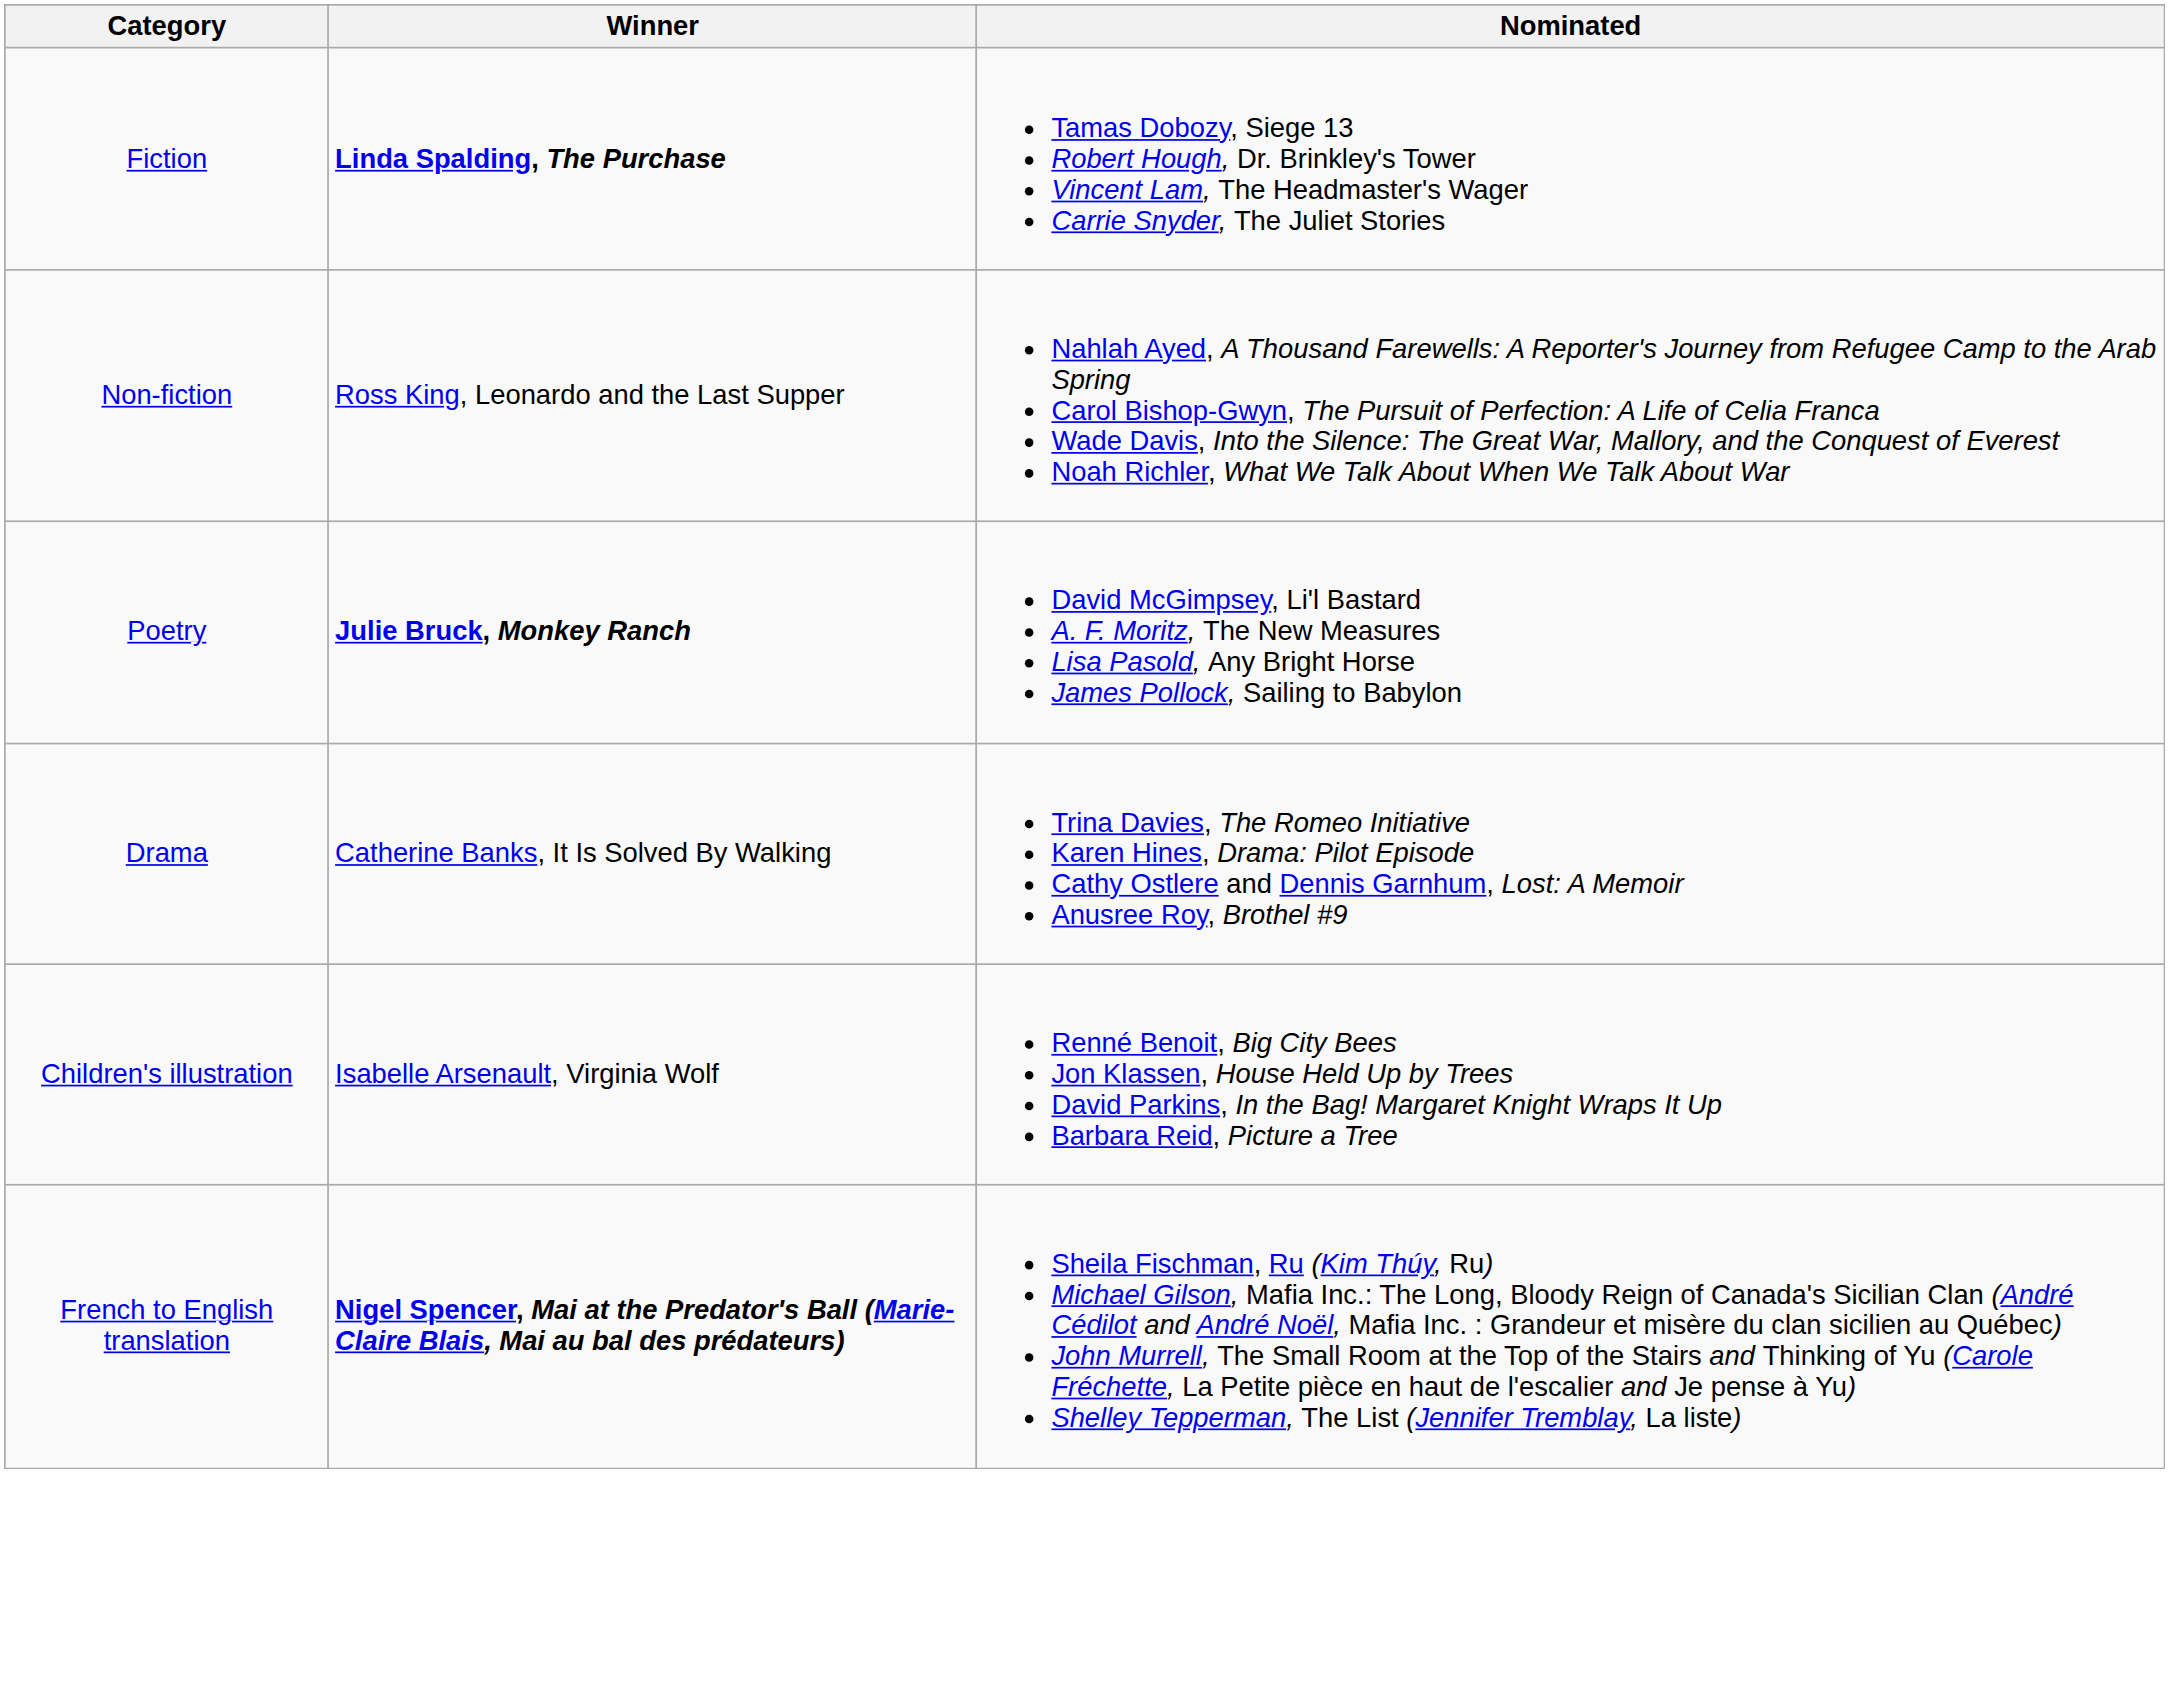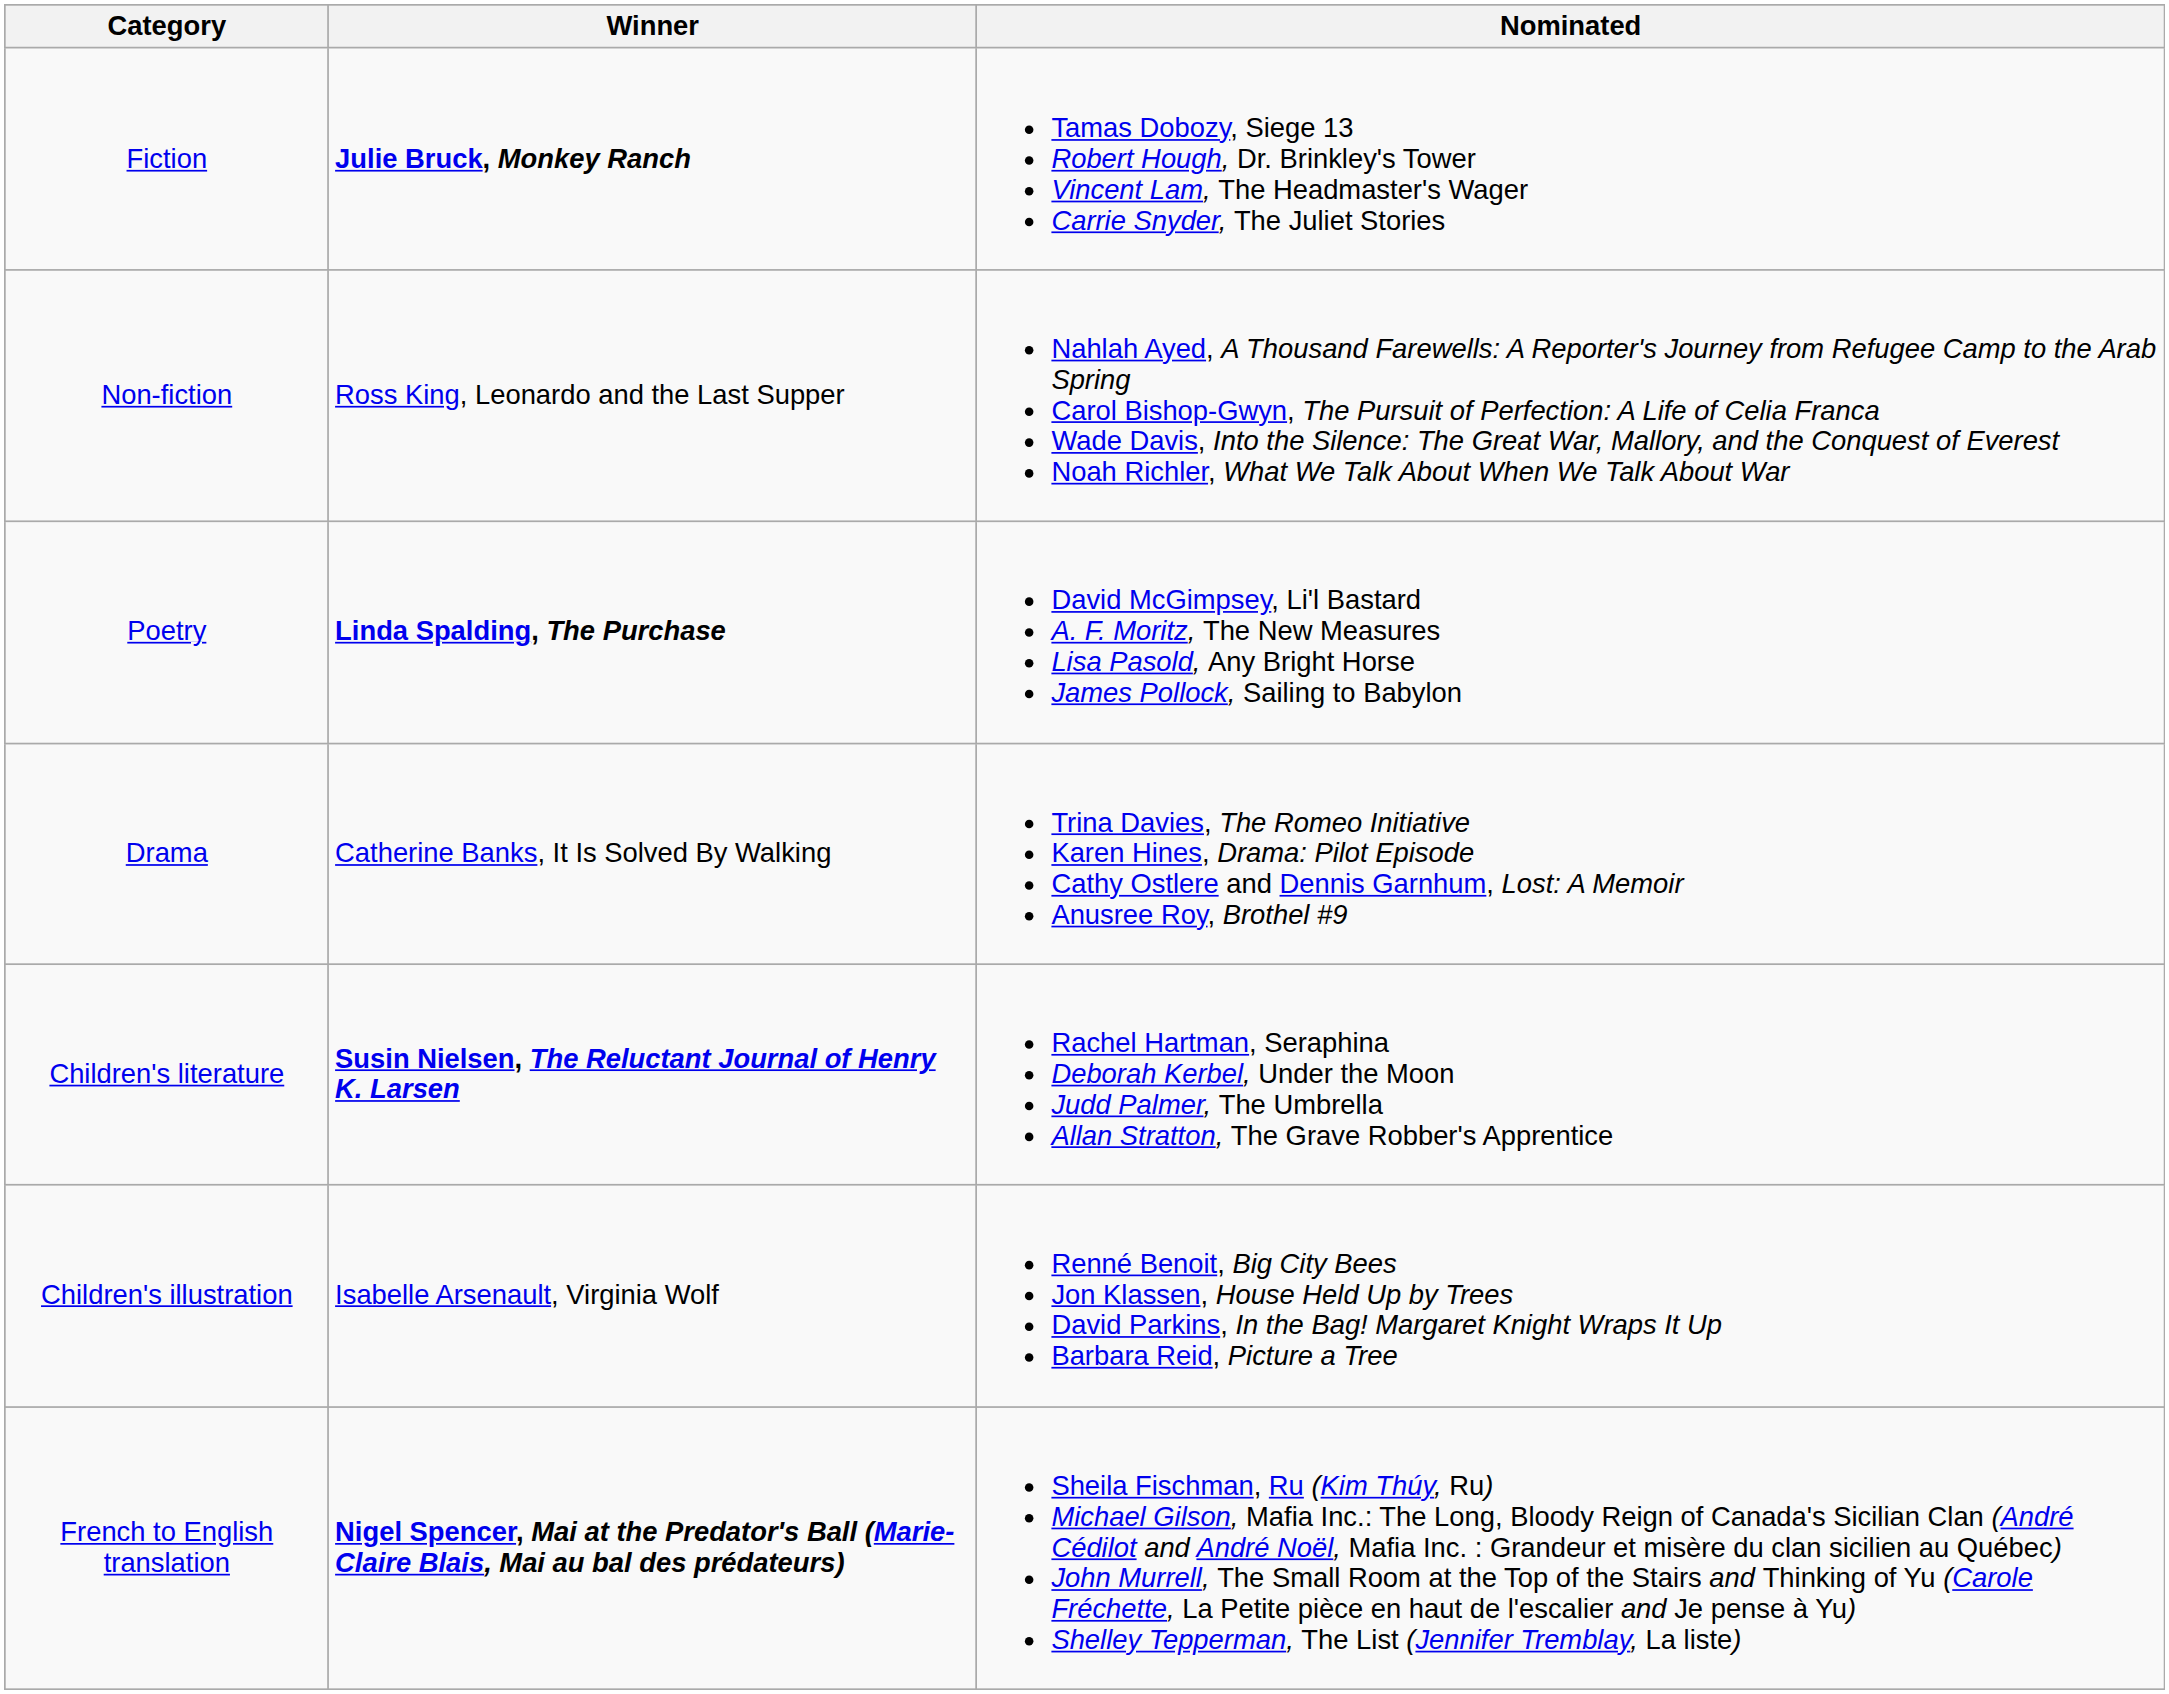(530, 158) Linda Spalding, The Purchase -> (513, 158) Julie Bruck, Monkey Ranch
(513, 631) Julie Bruck, Monkey Ranch -> (530, 631) Linda Spalding, The Purchase
+ row: (167, 1074)
